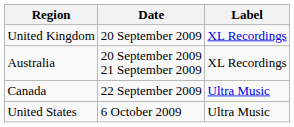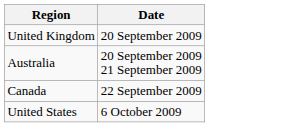- column: (247, 14)
